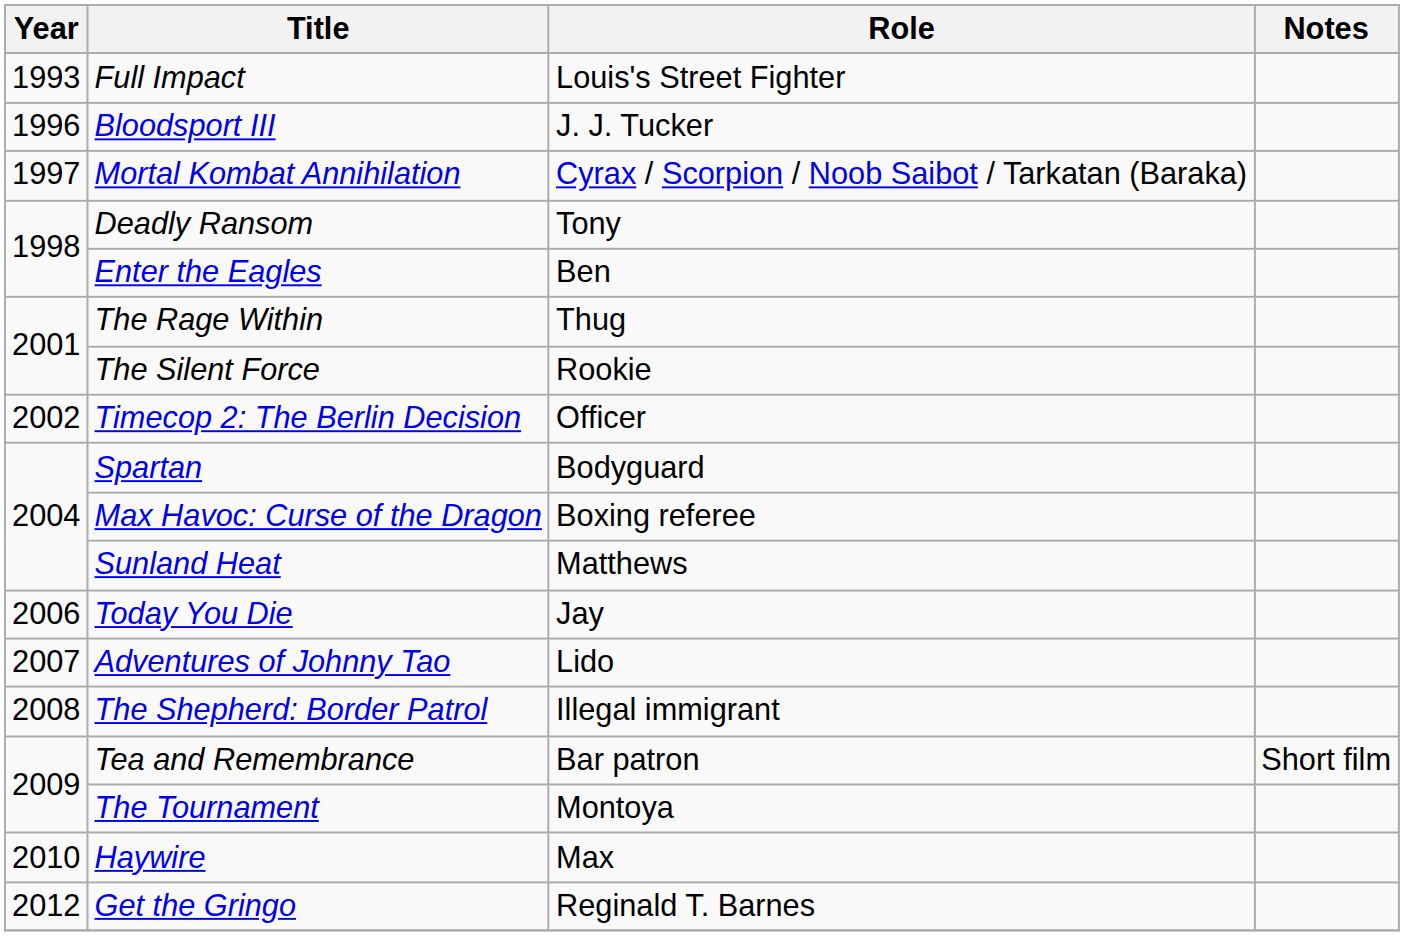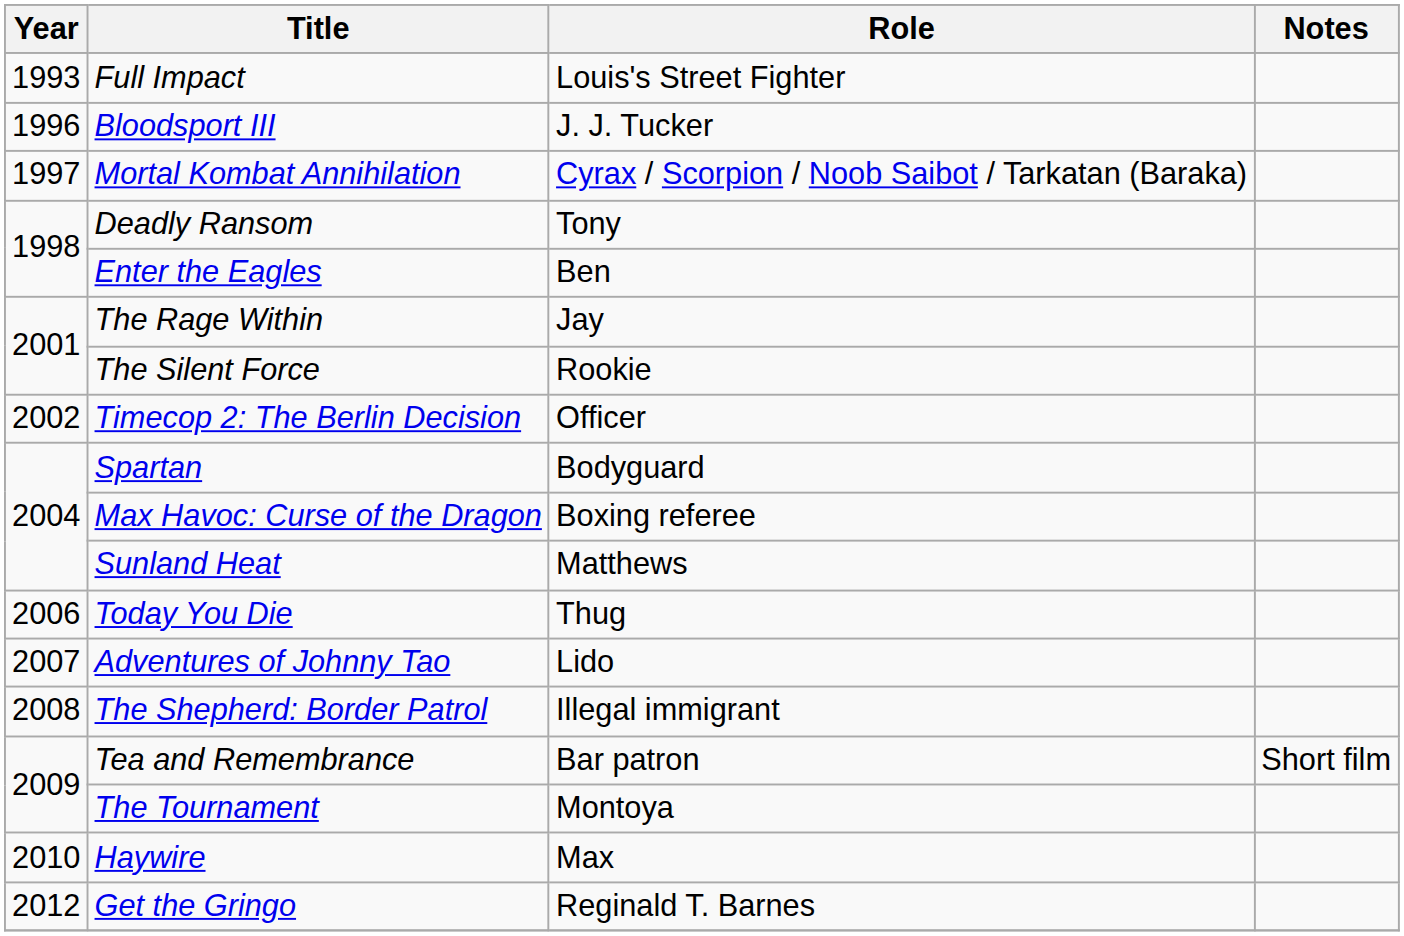(591, 321) Thug -> (580, 321) Jay
(580, 613) Jay -> (591, 613) Thug
